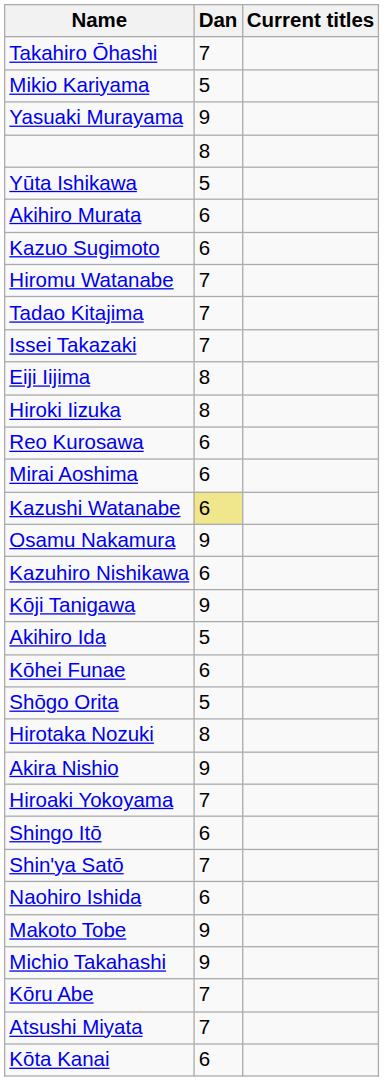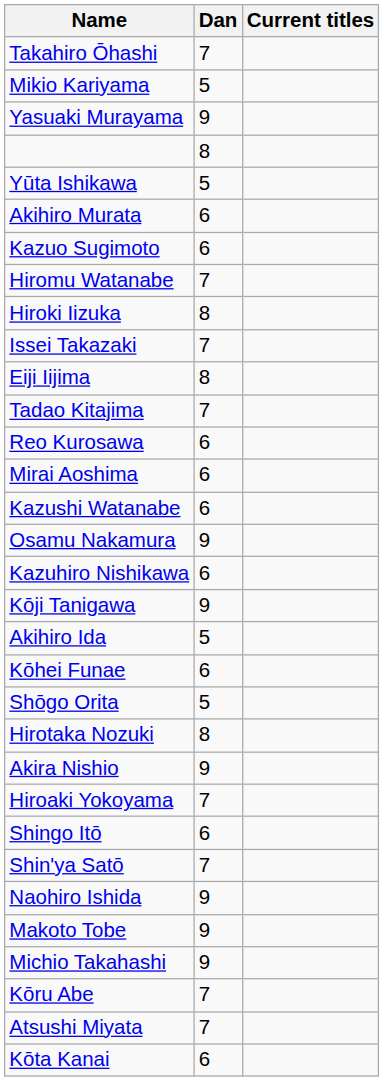rows swapped: (65, 410) <-> (77, 313)
(204, 507) khaki background -> (204, 507) no background
(204, 897) 6 -> (204, 897) 9
